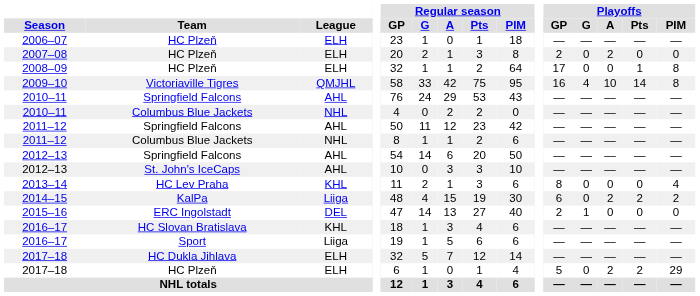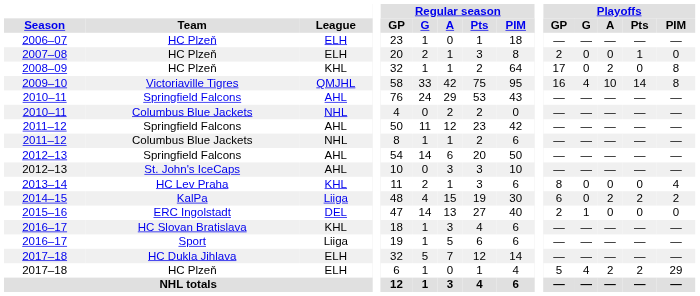(610, 54) 2 -> (610, 54) 0
(640, 54) 0 -> (640, 54) 1
(336, 68) ELH -> (336, 68) KHL
(610, 68) 0 -> (610, 68) 2
(640, 68) 1 -> (640, 68) 0
(586, 270) 0 -> (586, 270) 4
